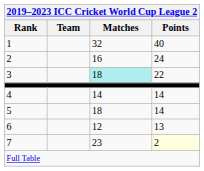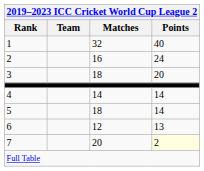(97, 75) paleturquoise background -> (97, 75) no background
(159, 75) 22 -> (159, 75) 20
(97, 142) 23 -> (97, 142) 20
